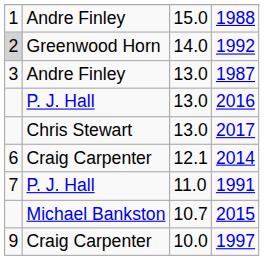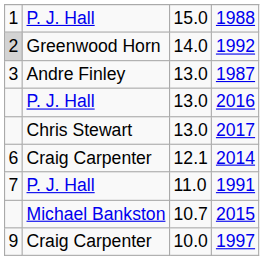(76, 18) Andre Finley -> (61, 18) P. J. Hall
